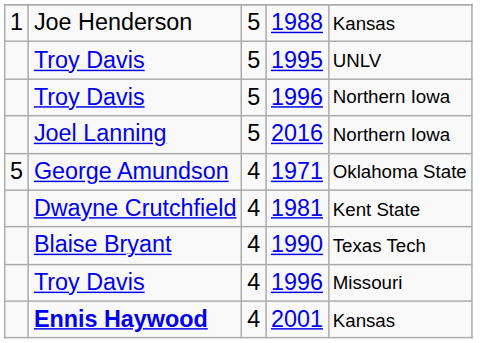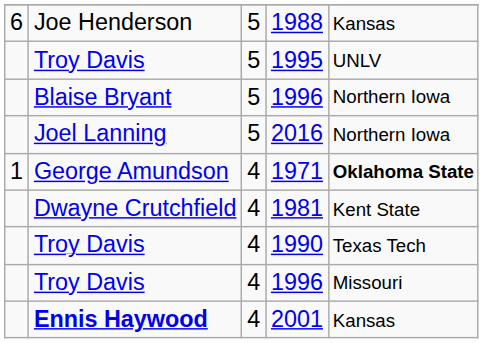(17, 23) 1 -> (17, 23) 6
(89, 97) Troy Davis -> (103, 97) Blaise Bryant
(17, 171) 5 -> (17, 171) 1
(400, 171) normal -> (403, 171) bold
(103, 245) Blaise Bryant -> (89, 245) Troy Davis
